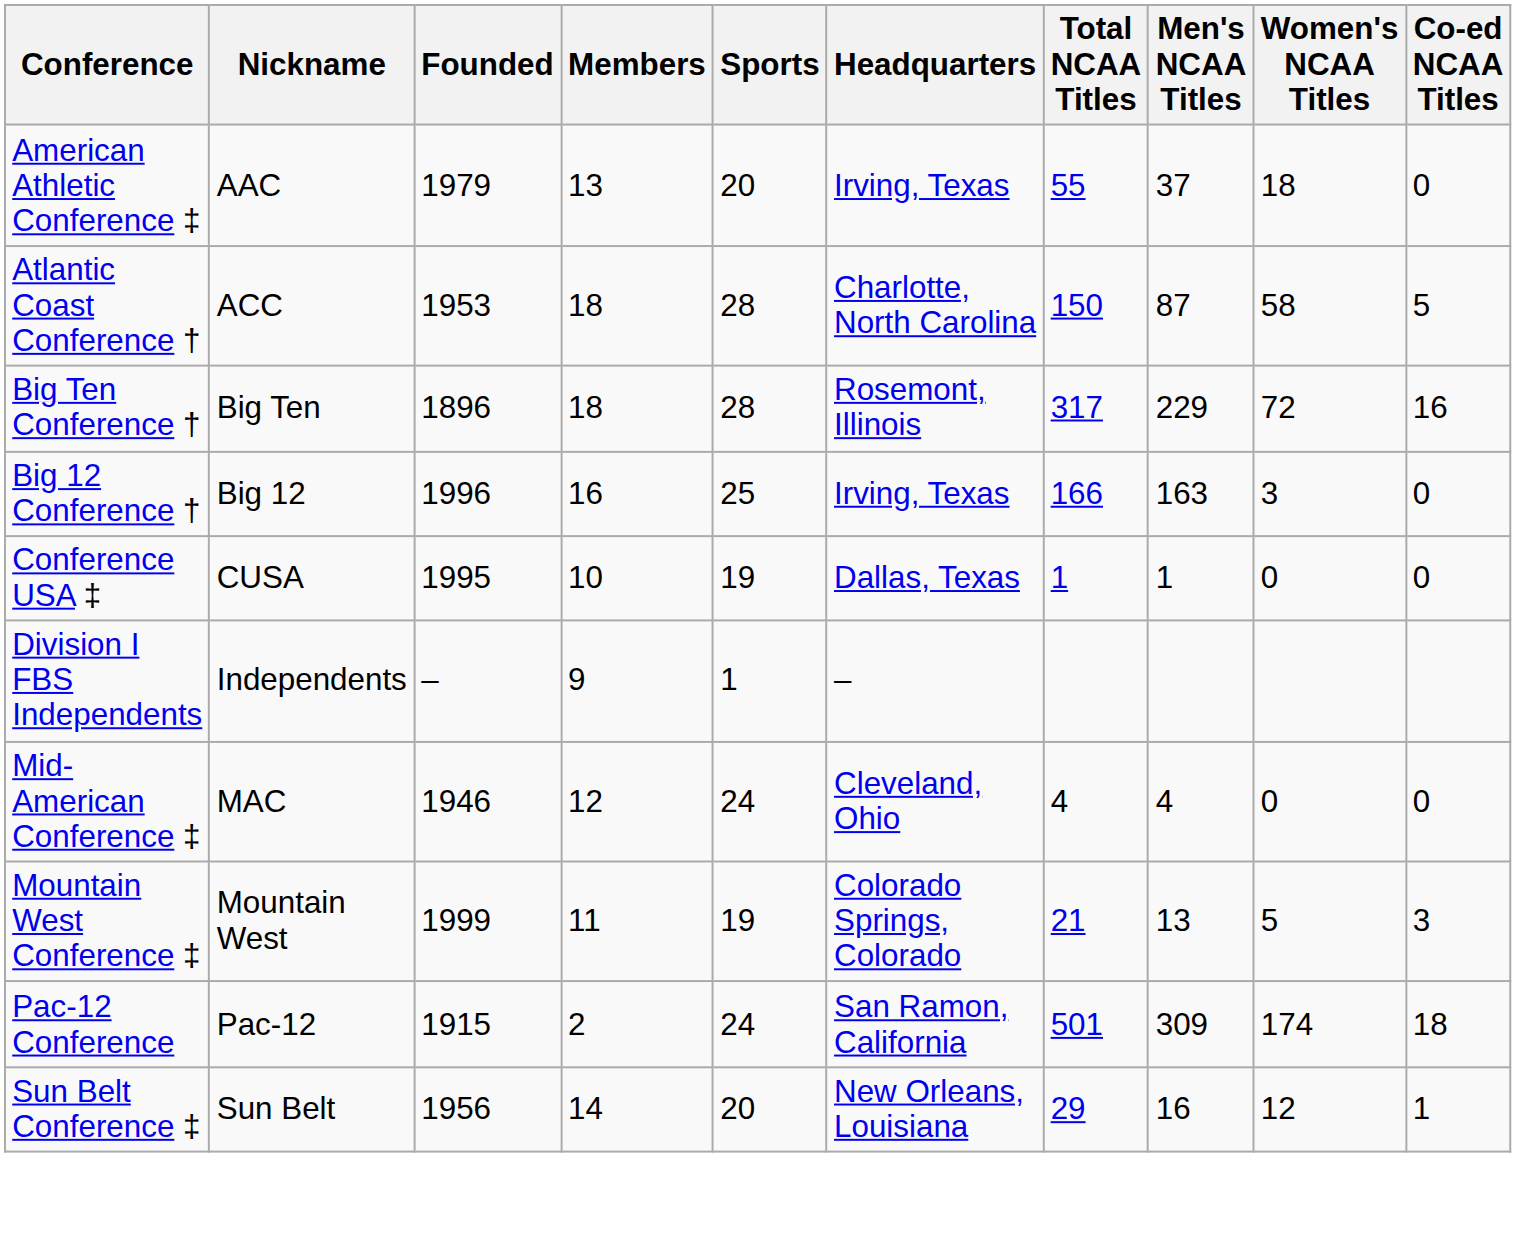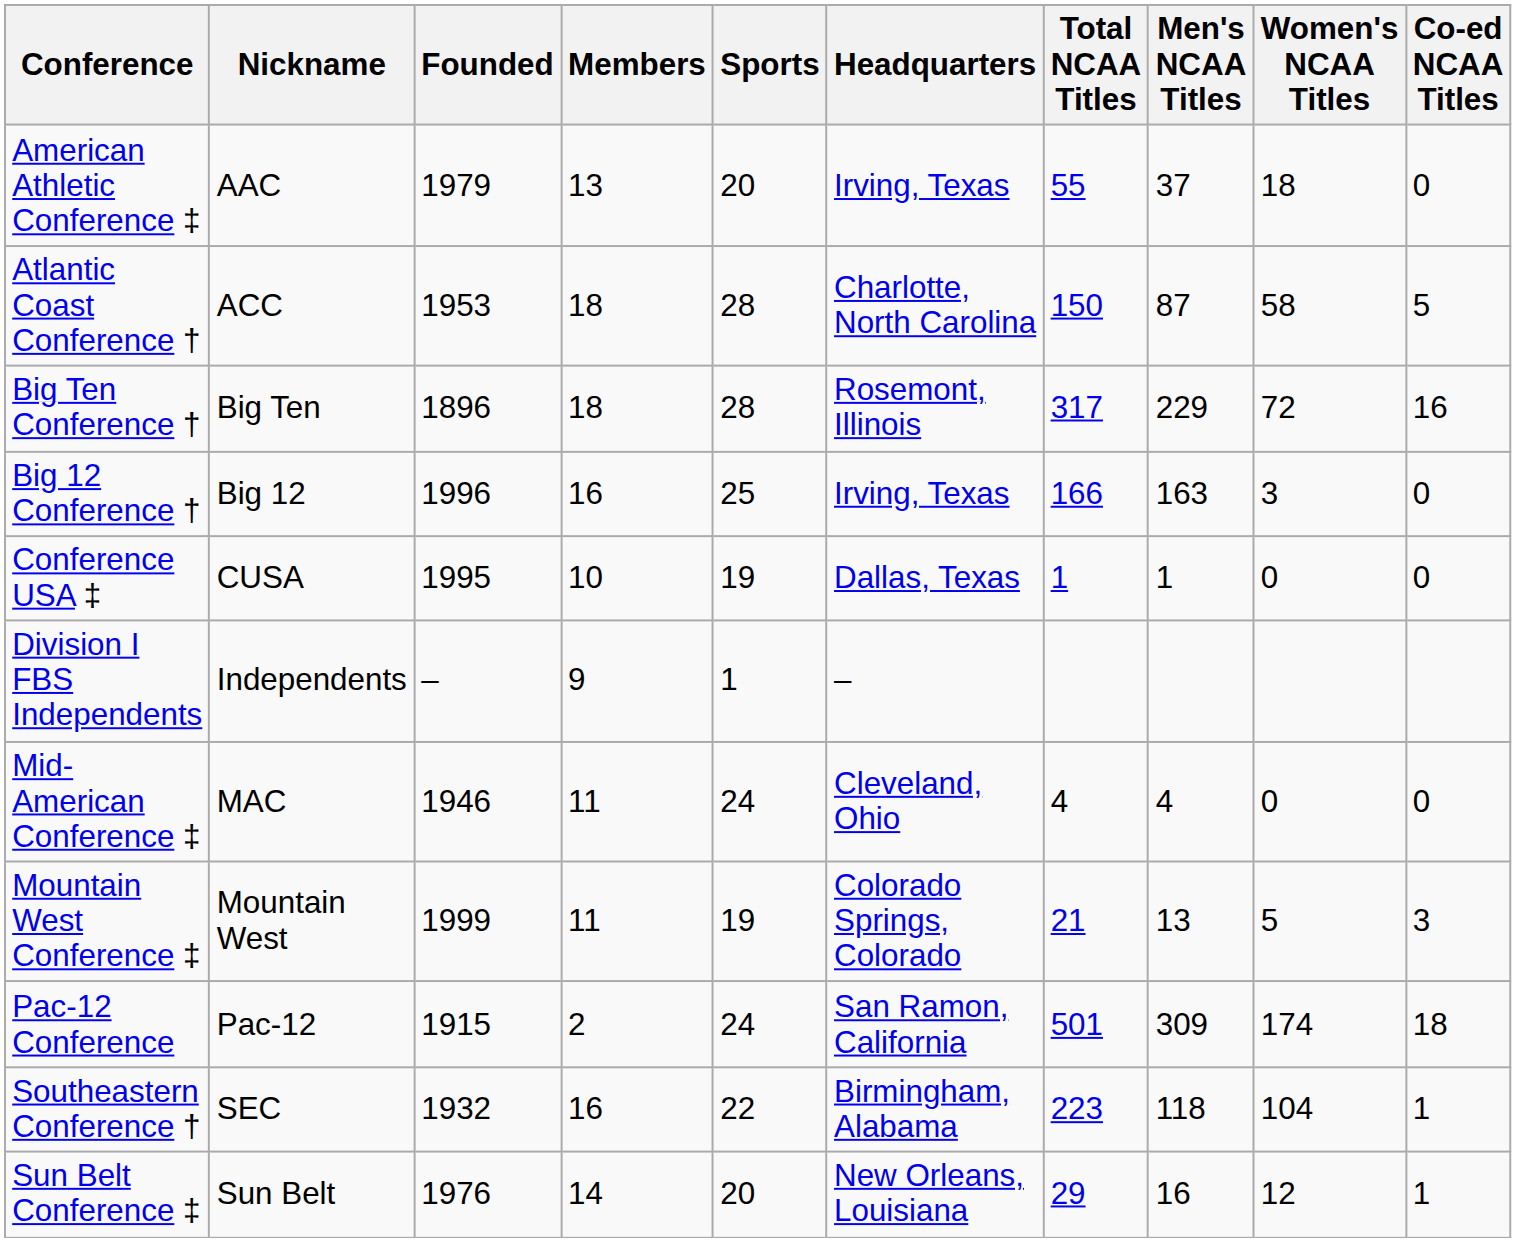(586, 800) 12 -> (584, 800) 11
+ row: (106, 1108)
(456, 1108) 1956 -> (456, 1193) 1976
